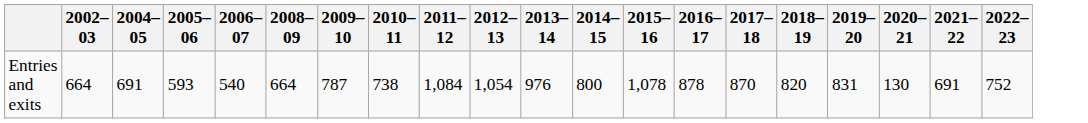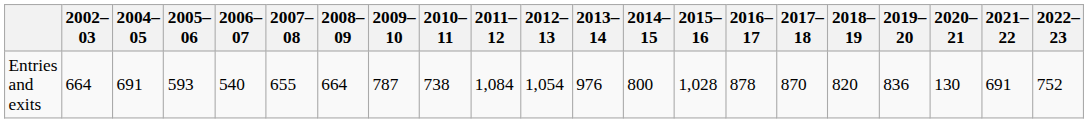+ column: (292, 27)
(647, 84) 1,078 -> (698, 84) 1,028
(845, 84) 831 -> (896, 84) 836
